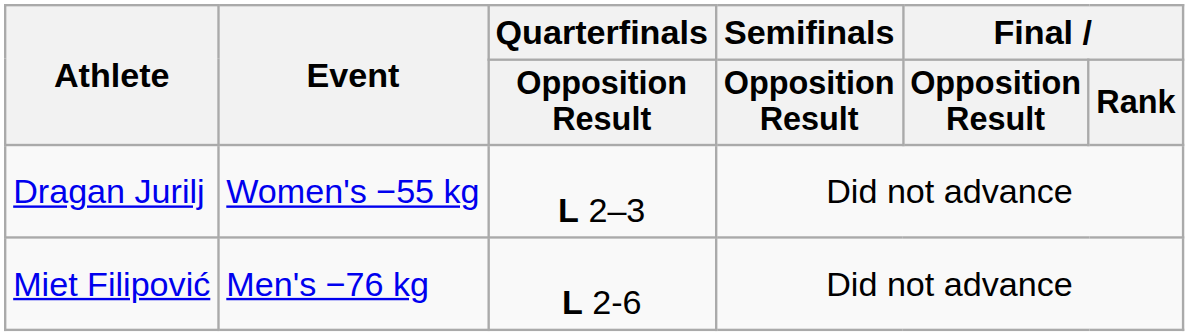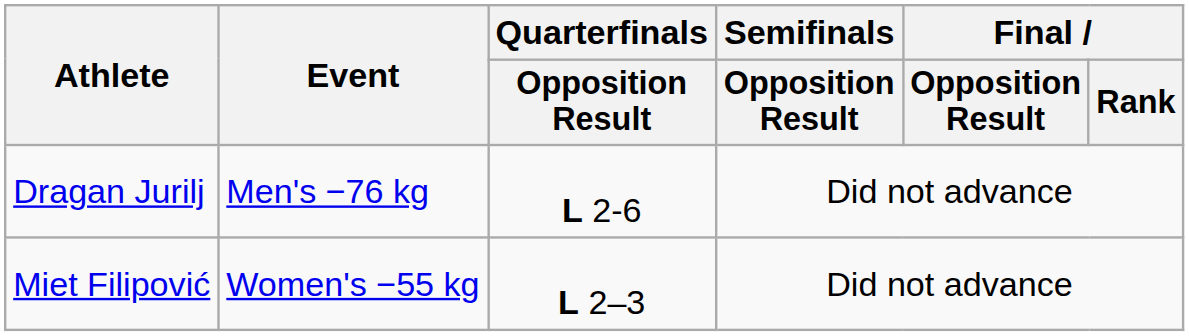(353, 192) Women's −55 kg -> (328, 192) Men's −76 kg
(602, 211) L 2–3 -> (602, 211) L 2-6
(328, 284) Men's −76 kg -> (353, 284) Women's −55 kg
(602, 303) L 2-6 -> (602, 303) L 2–3
